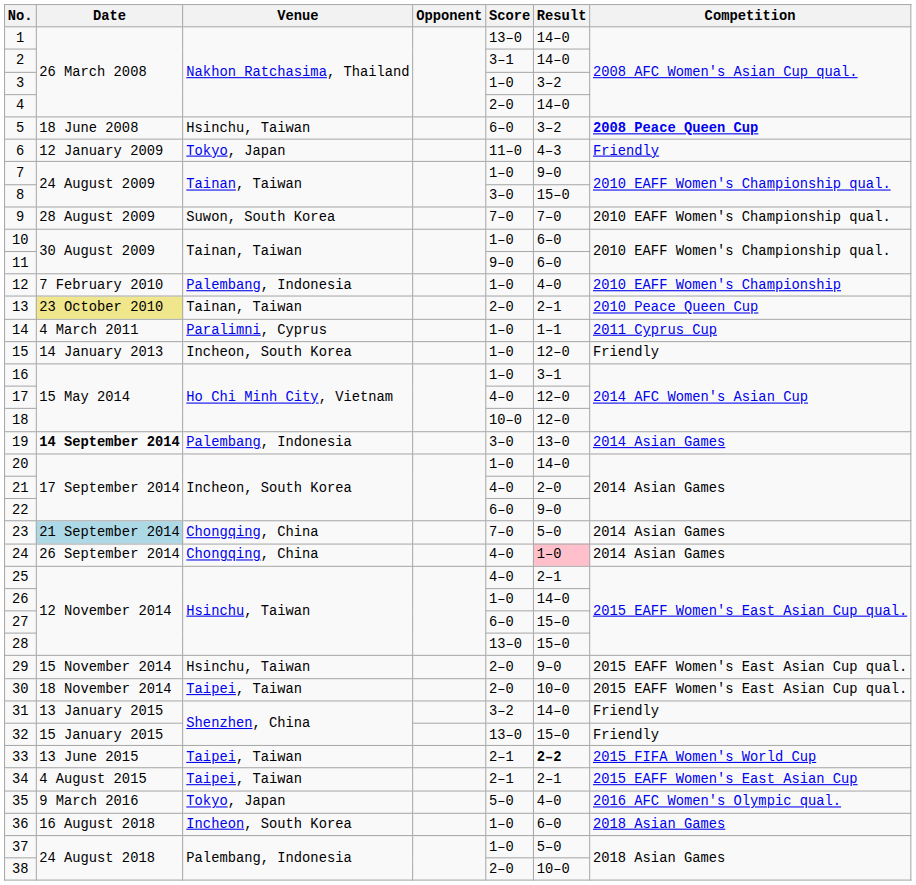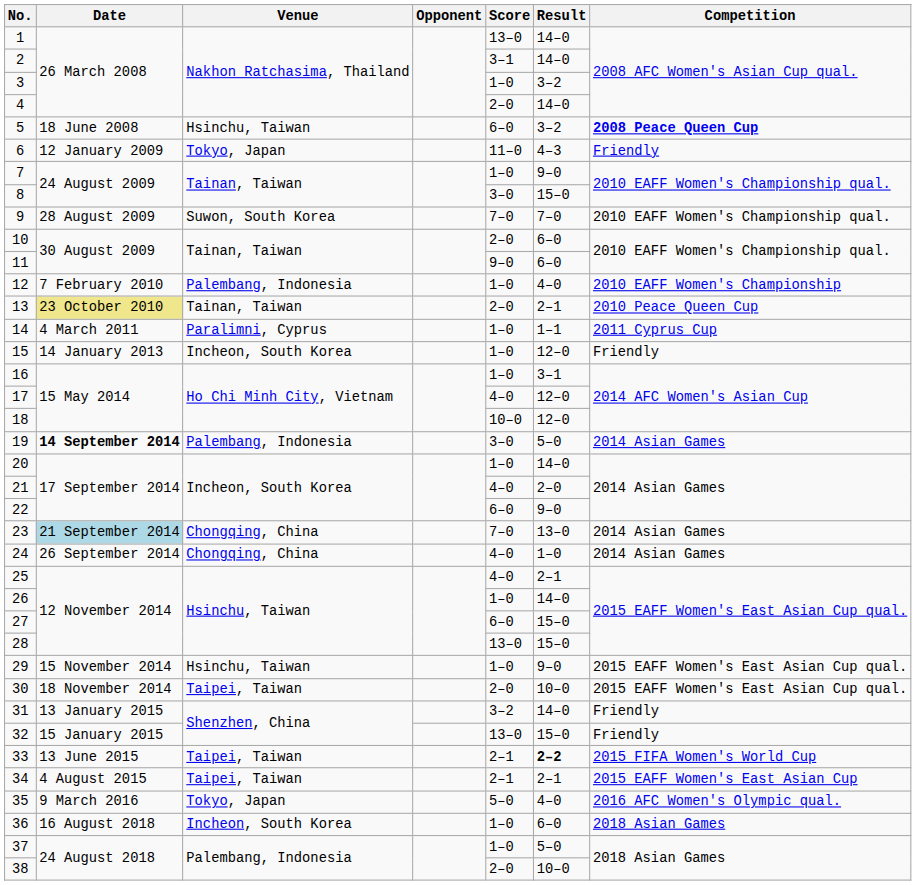(501, 240) 1–0 -> (501, 240) 2–0
(553, 442) 13–0 -> (549, 442) 5–0
(549, 532) 5–0 -> (553, 532) 13–0
(549, 555) pink background -> (549, 555) no background
(501, 667) 2–0 -> (501, 667) 1–0
